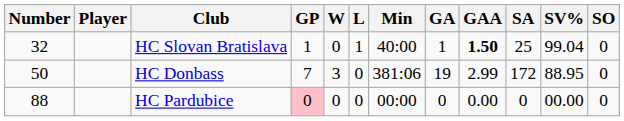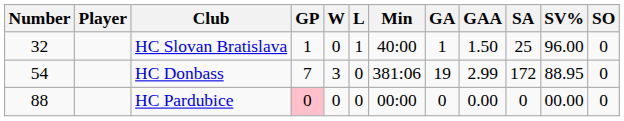(483, 45) bold -> (483, 45) normal
(564, 45) 99.04 -> (564, 45) 96.00
(40, 73) 50 -> (40, 73) 54
